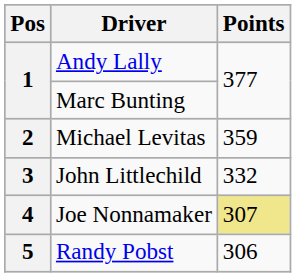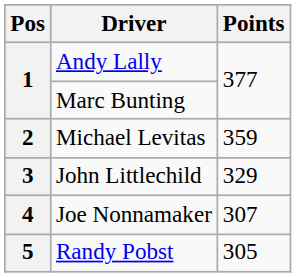(240, 175) 332 -> (240, 175) 329
(240, 213) khaki background -> (240, 213) no background
(240, 252) 306 -> (240, 252) 305
